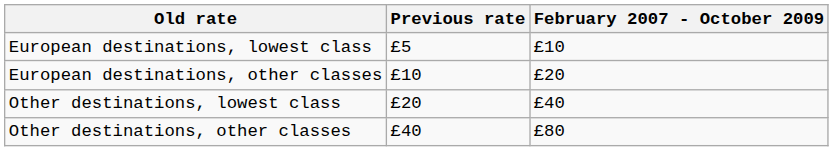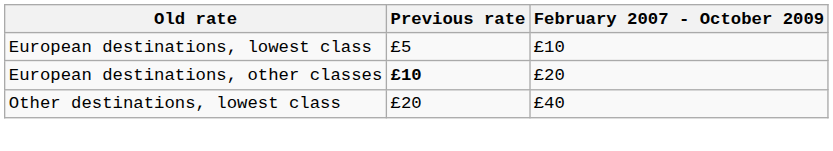(406, 75) normal -> (406, 75) bold
- row: (180, 131)
